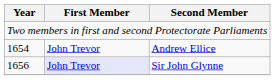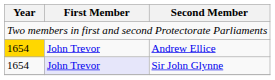(18, 48) no background -> (18, 48) gold background
(18, 65) 1656 -> (18, 65) 1654
